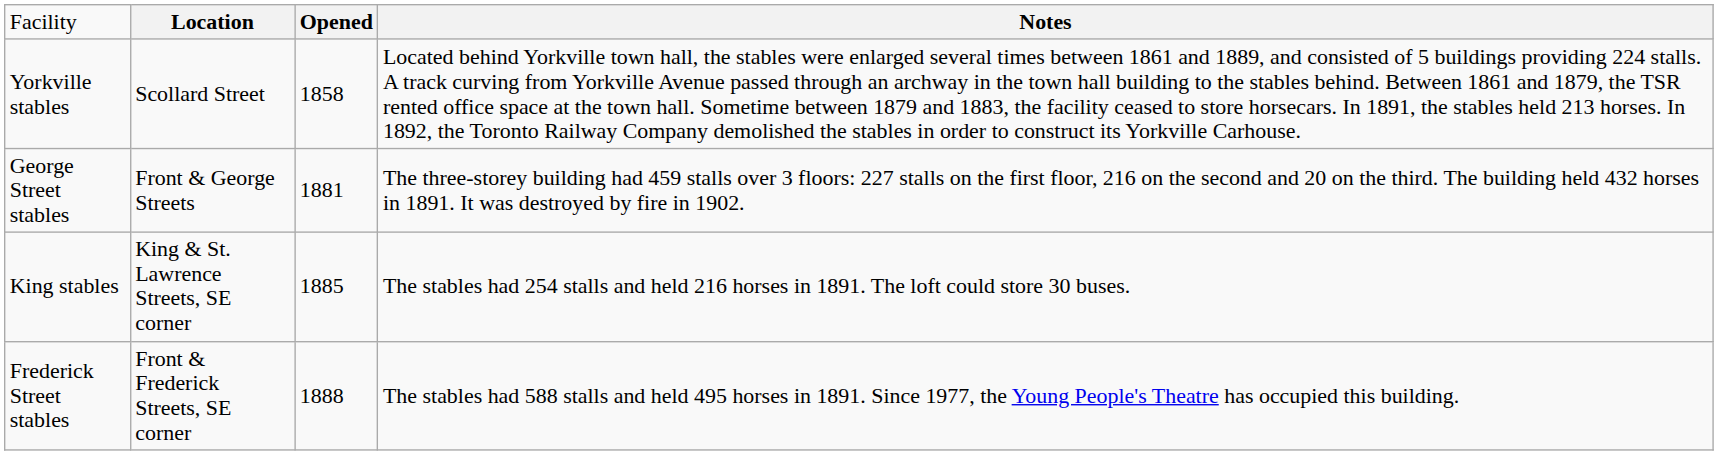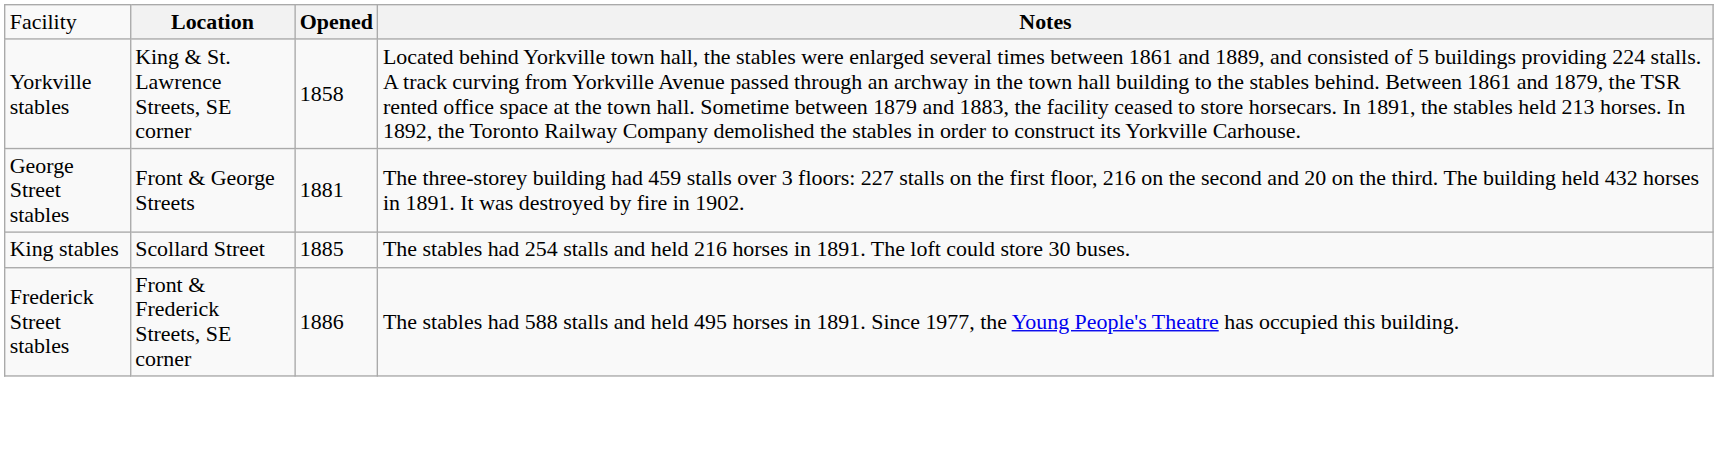(200, 93) Scollard Street -> (183, 93) King & St. Lawrence Streets, SE corner
(183, 286) King & St. Lawrence Streets, SE corner -> (200, 249) Scollard Street
(322, 395) 1888 -> (322, 321) 1886
